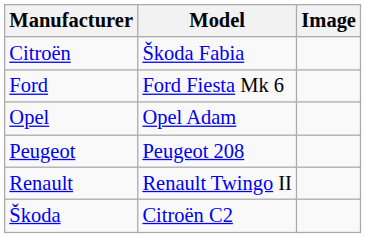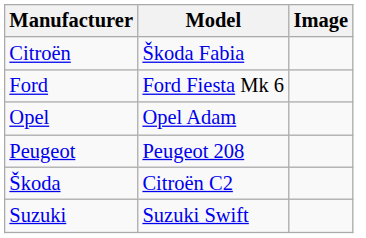- row: (41, 183)
+ row: (38, 215)
